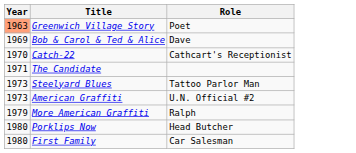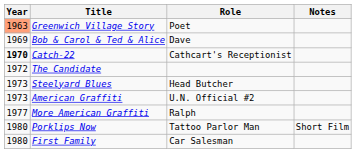+ column: (322, 12)
(17, 55) normal -> (17, 55) bold
(17, 69) 1971 -> (17, 69) 1972
(214, 84) Tattoo Parlor Man -> (201, 84) Head Butcher
(17, 112) 1979 -> (17, 112) 1977
(201, 127) Head Butcher -> (214, 127) Tattoo Parlor Man
